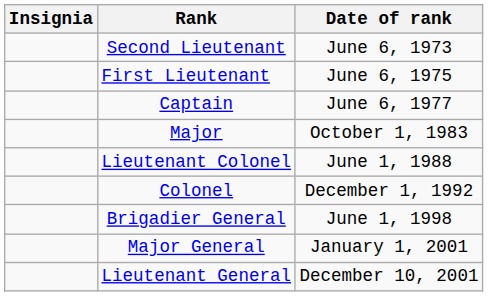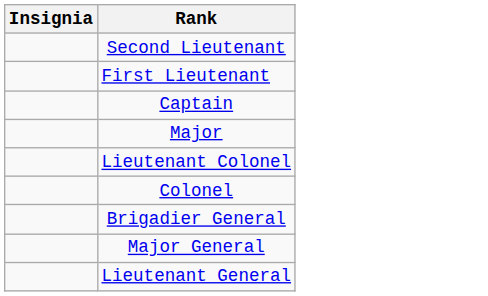- column: (389, 19)
